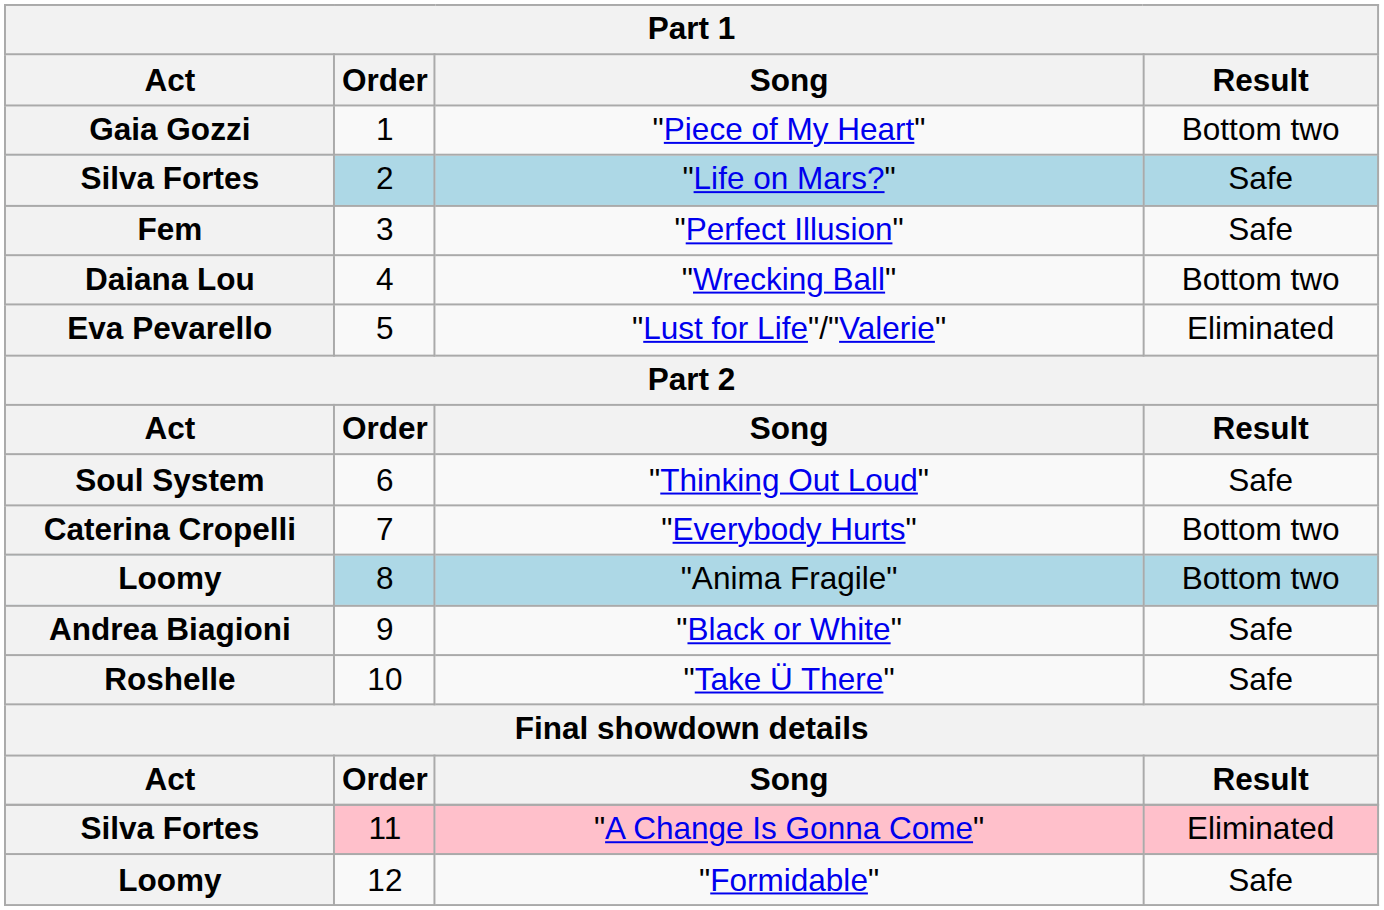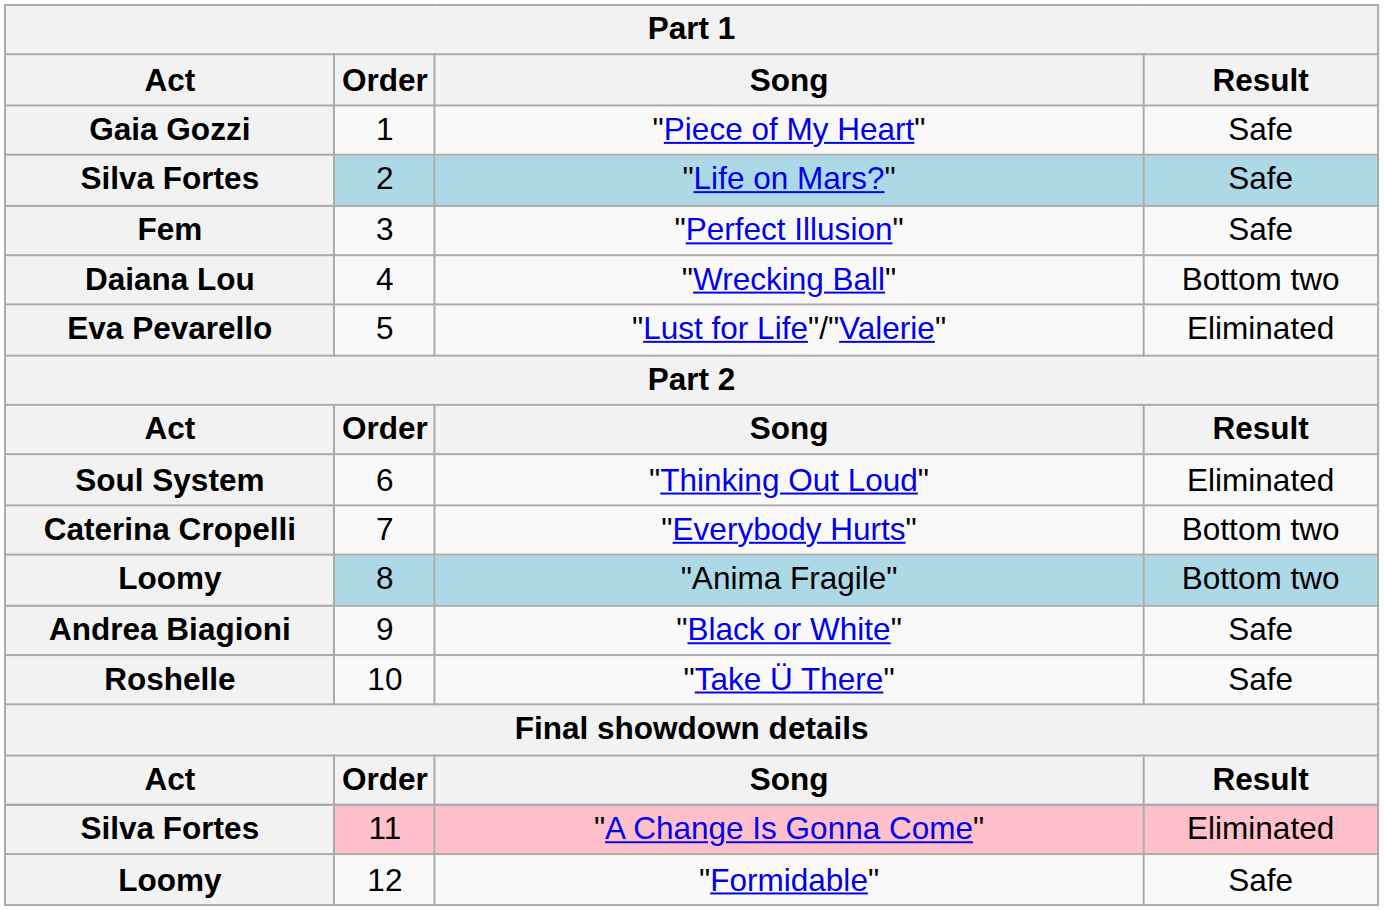(1261, 129) Bottom two -> (1261, 129) Safe
(1261, 479) Safe -> (1261, 479) Eliminated
